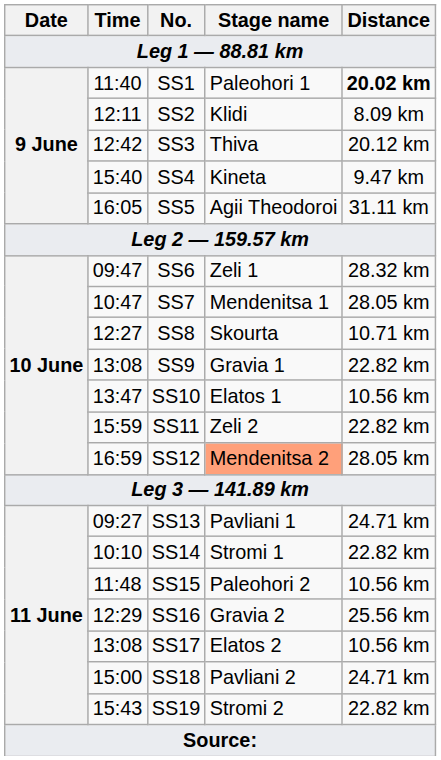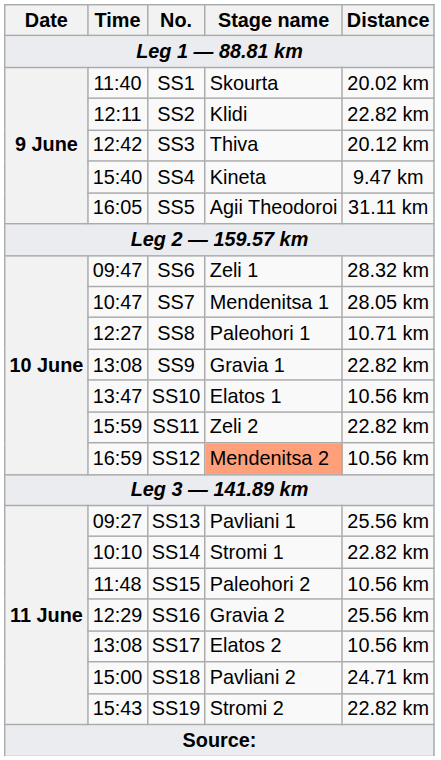(260, 83) Paleohori 1 -> (244, 83) Skourta
(389, 83) bold -> (388, 83) normal
(389, 114) 8.09 km -> (388, 114) 22.82 km
(244, 333) Skourta -> (260, 333) Paleohori 1
(389, 458) 28.05 km -> (388, 458) 10.56 km
(389, 521) 24.71 km -> (388, 521) 25.56 km
